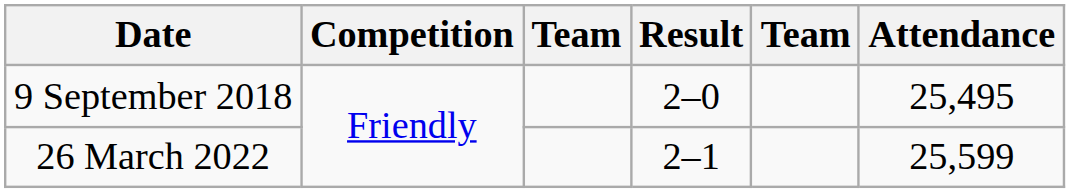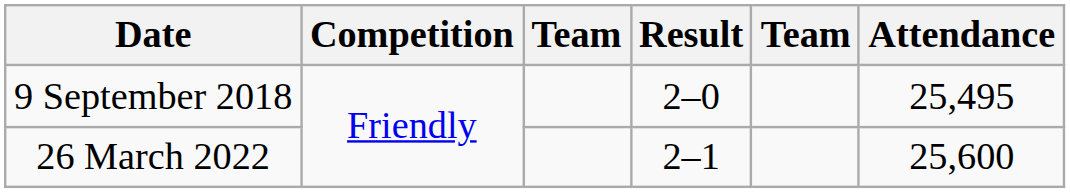(962, 156) 25,599 -> (962, 156) 25,600
